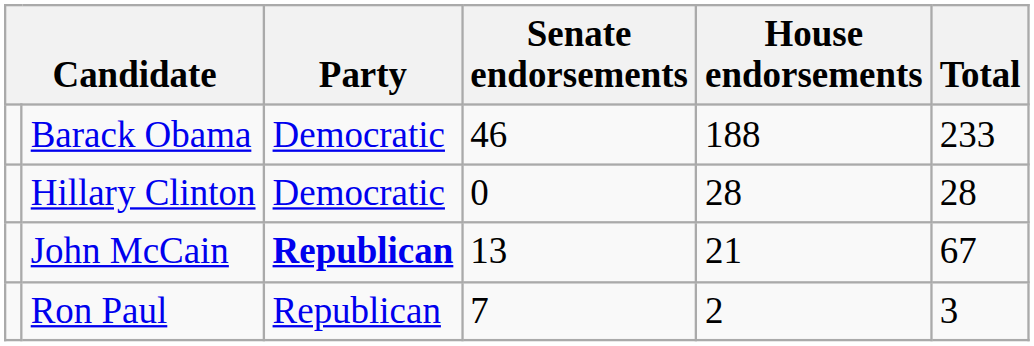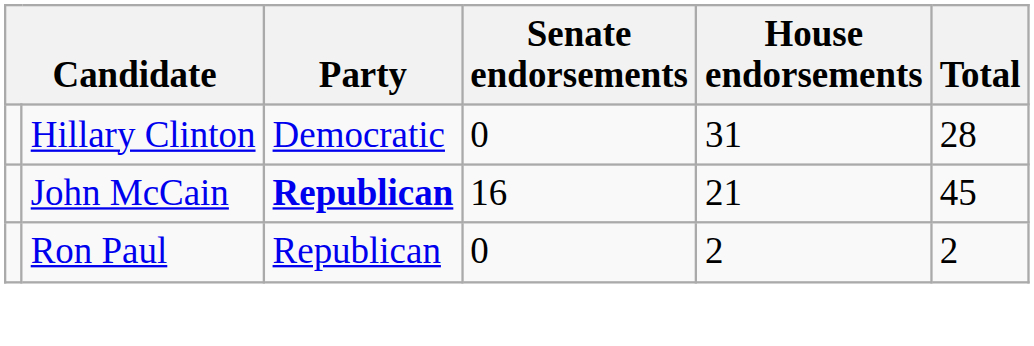- row: (141, 134)
(724, 192) 28 -> (724, 134) 31
(489, 251) 13 -> (489, 192) 16
(958, 251) 67 -> (958, 192) 45
(480, 309) 7 -> (480, 251) 0
(949, 309) 3 -> (949, 251) 2
